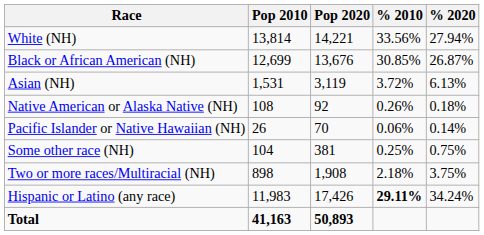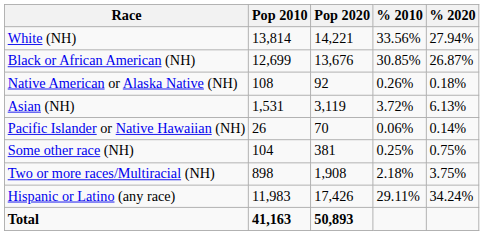rows swapped: (123, 106) <-> (41, 83)
(399, 196) bold -> (398, 196) normal
